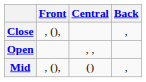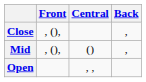rows swapped: (20, 67) <-> (20, 49)
